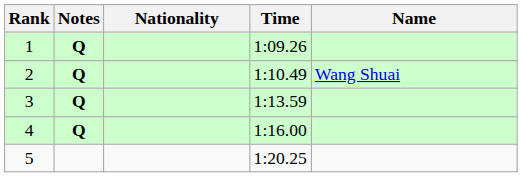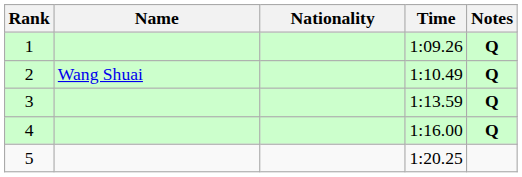columns swapped: (414, 18) <-> (79, 18)
